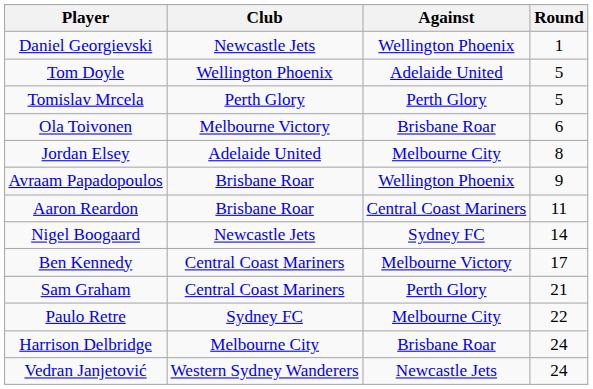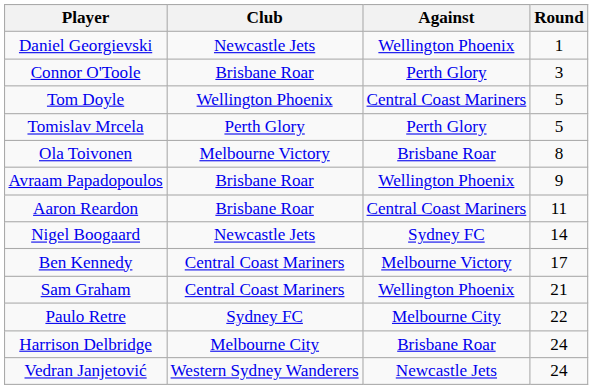+ row: (86, 72)
(446, 72) Adelaide United -> (446, 99) Central Coast Mariners
(559, 126) 6 -> (559, 153) 8
- row: (86, 153)
(446, 289) Perth Glory -> (446, 289) Wellington Phoenix
